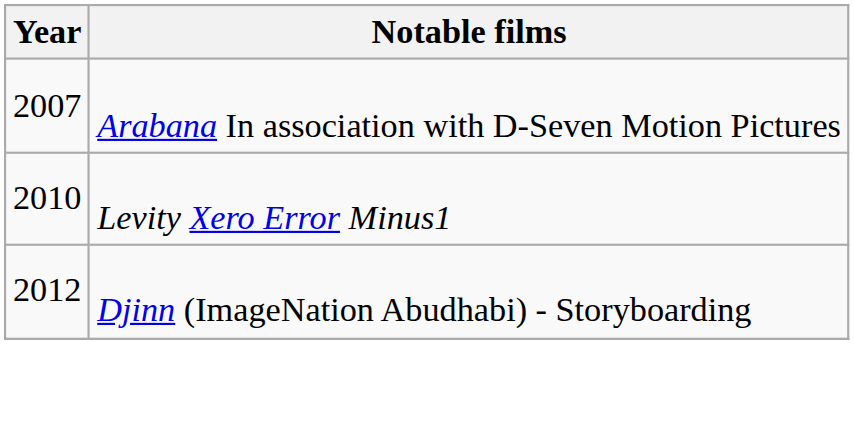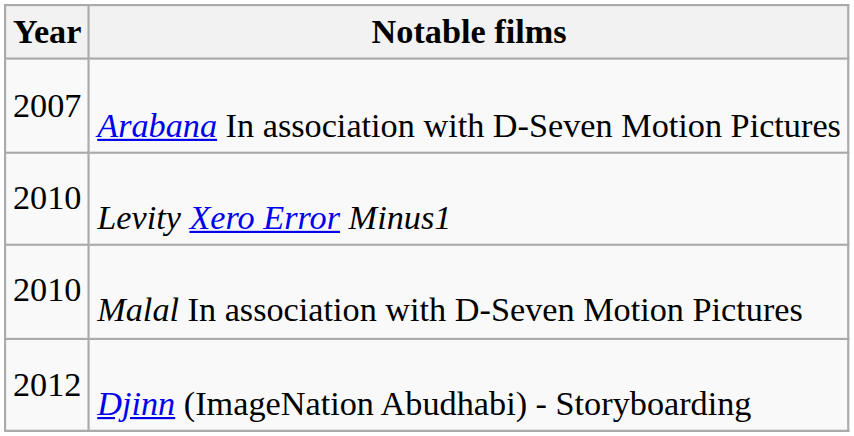+ row: (450, 310)
